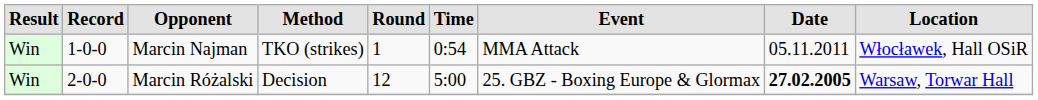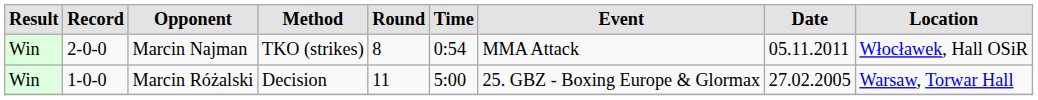(87, 49) 1-0-0 -> (87, 49) 2-0-0
(377, 49) 1 -> (377, 49) 8
(87, 79) 2-0-0 -> (87, 79) 1-0-0
(381, 79) 12 -> (381, 79) 11
(810, 79) bold -> (810, 79) normal
